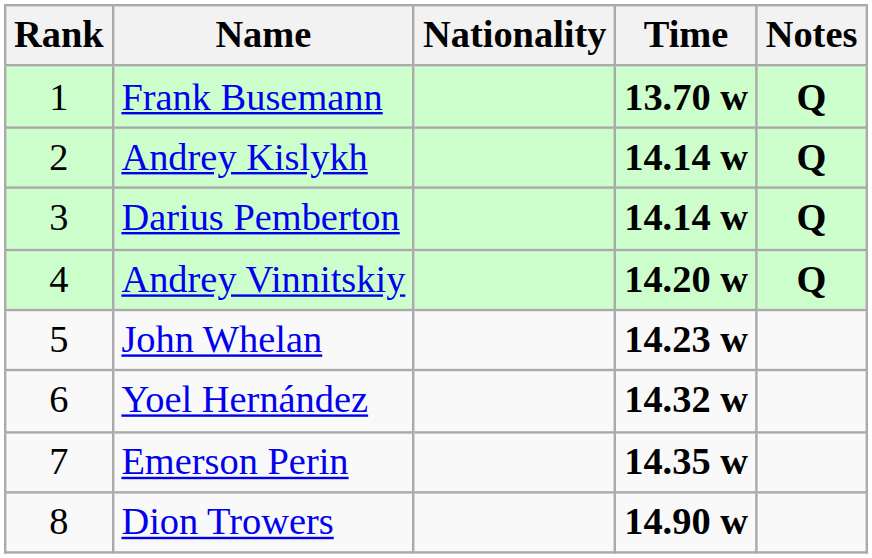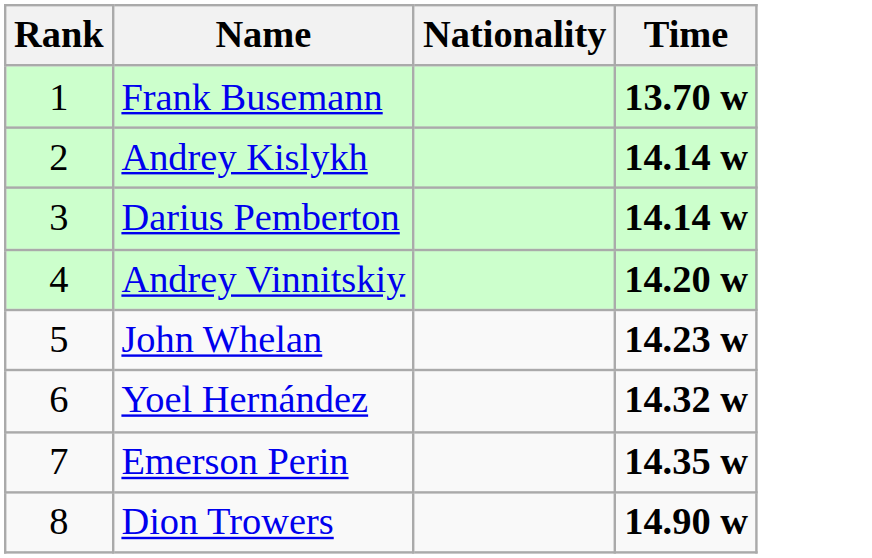- column: (812, 34)
